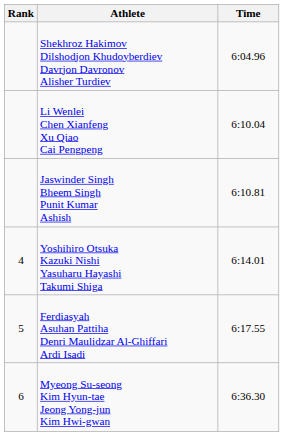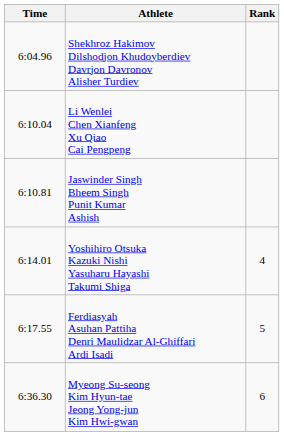columns swapped: (21, 13) <-> (248, 13)
